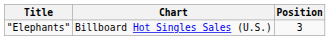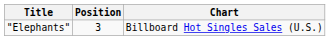columns swapped: (173, 12) <-> (300, 12)
